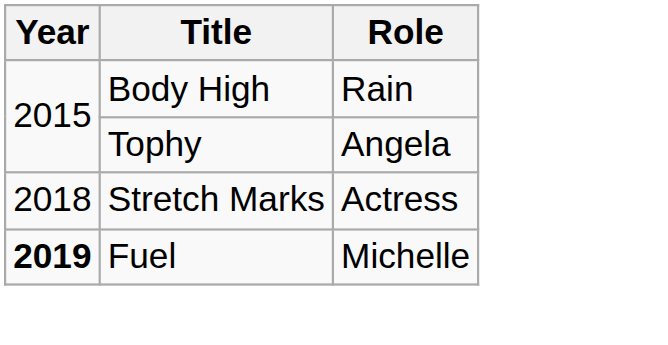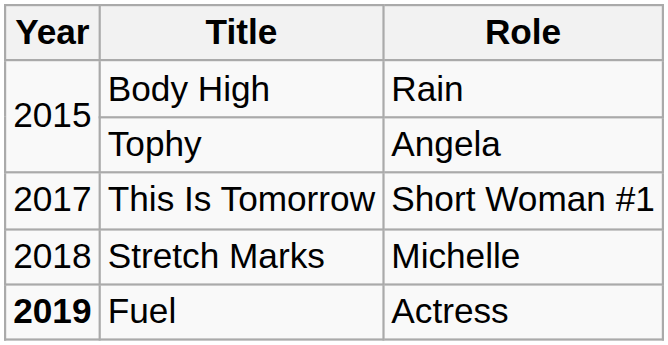+ row: (241, 199)
(400, 199) Actress -> (456, 255) Michelle
(406, 255) Michelle -> (450, 311) Actress
